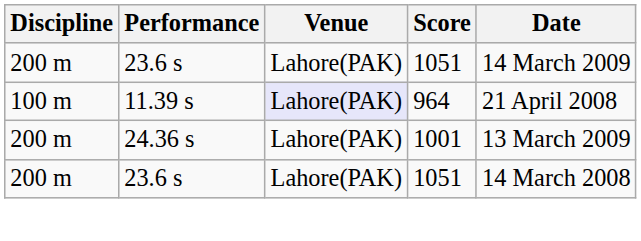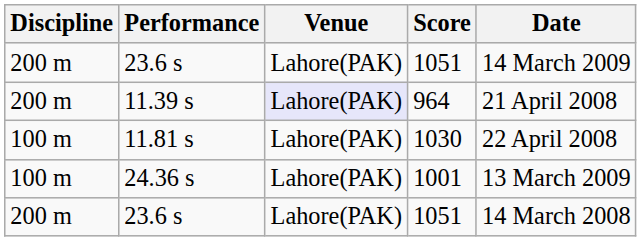(41, 100) 100 m -> (41, 100) 200 m
+ row: (159, 139)
(41, 139) 200 m -> (41, 178) 100 m
